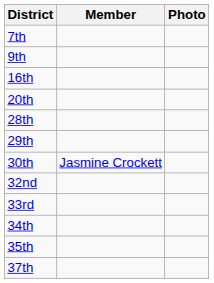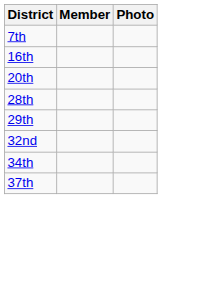- row: (17, 57)
- row: (20, 162)
- row: (21, 204)
- row: (20, 246)
